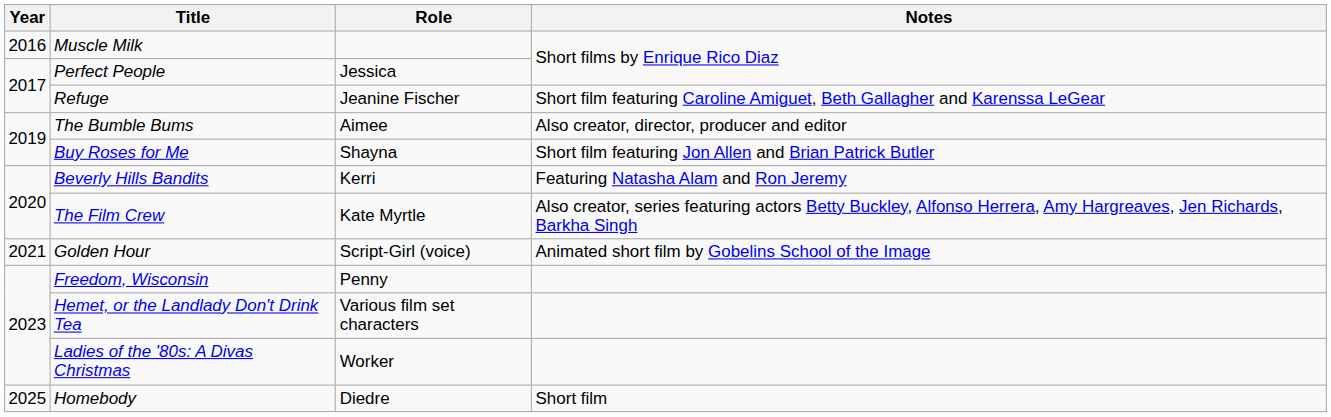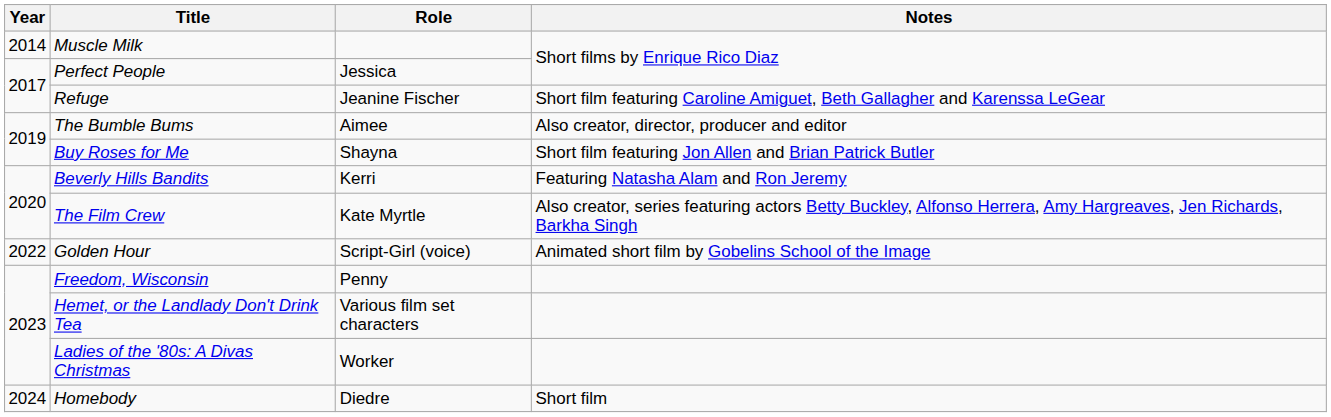(27, 44) 2016 -> (27, 44) 2014
(27, 252) 2021 -> (27, 252) 2022
(27, 397) 2025 -> (27, 397) 2024
